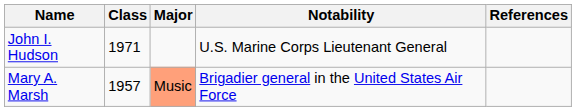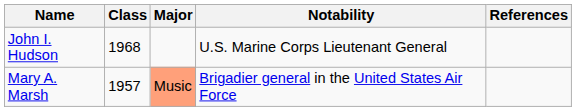(124, 47) 1971 -> (124, 47) 1968
